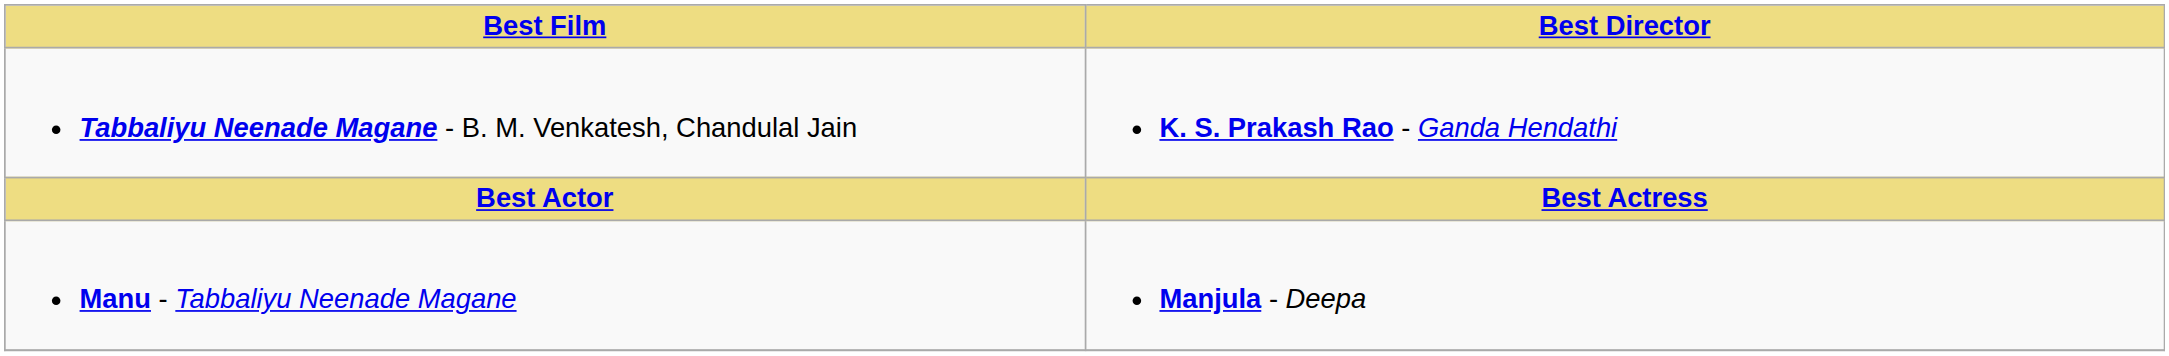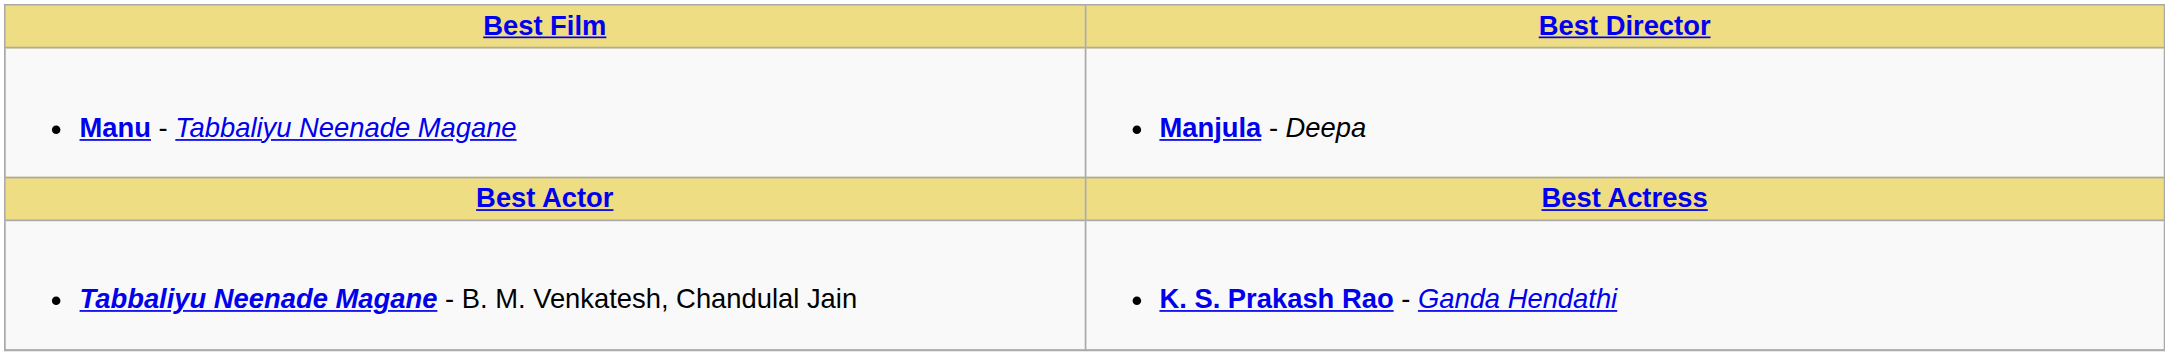rows swapped: (545, 128) <-> (545, 300)
